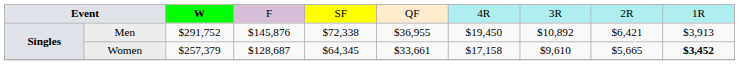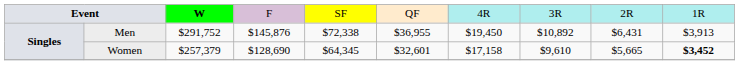(627, 32) $6,421 -> (627, 32) $6,431
(269, 51) $128,687 -> (269, 51) $128,690
(412, 51) $33,661 -> (412, 51) $32,601
